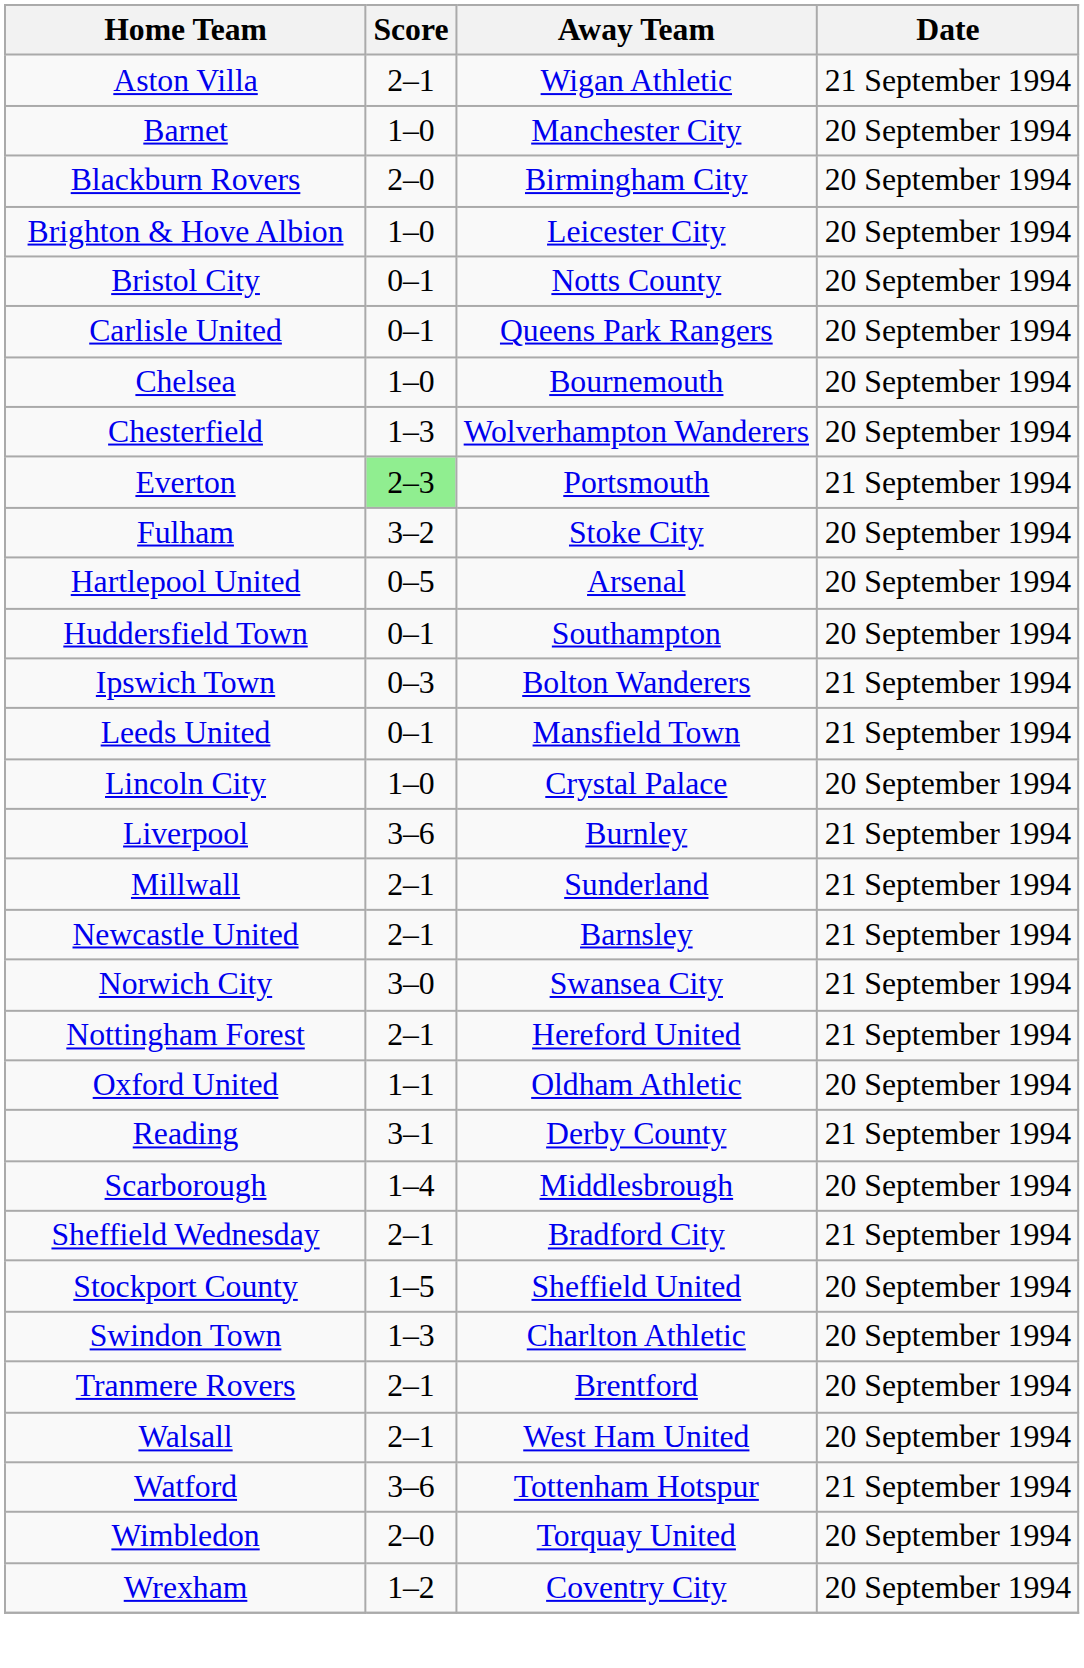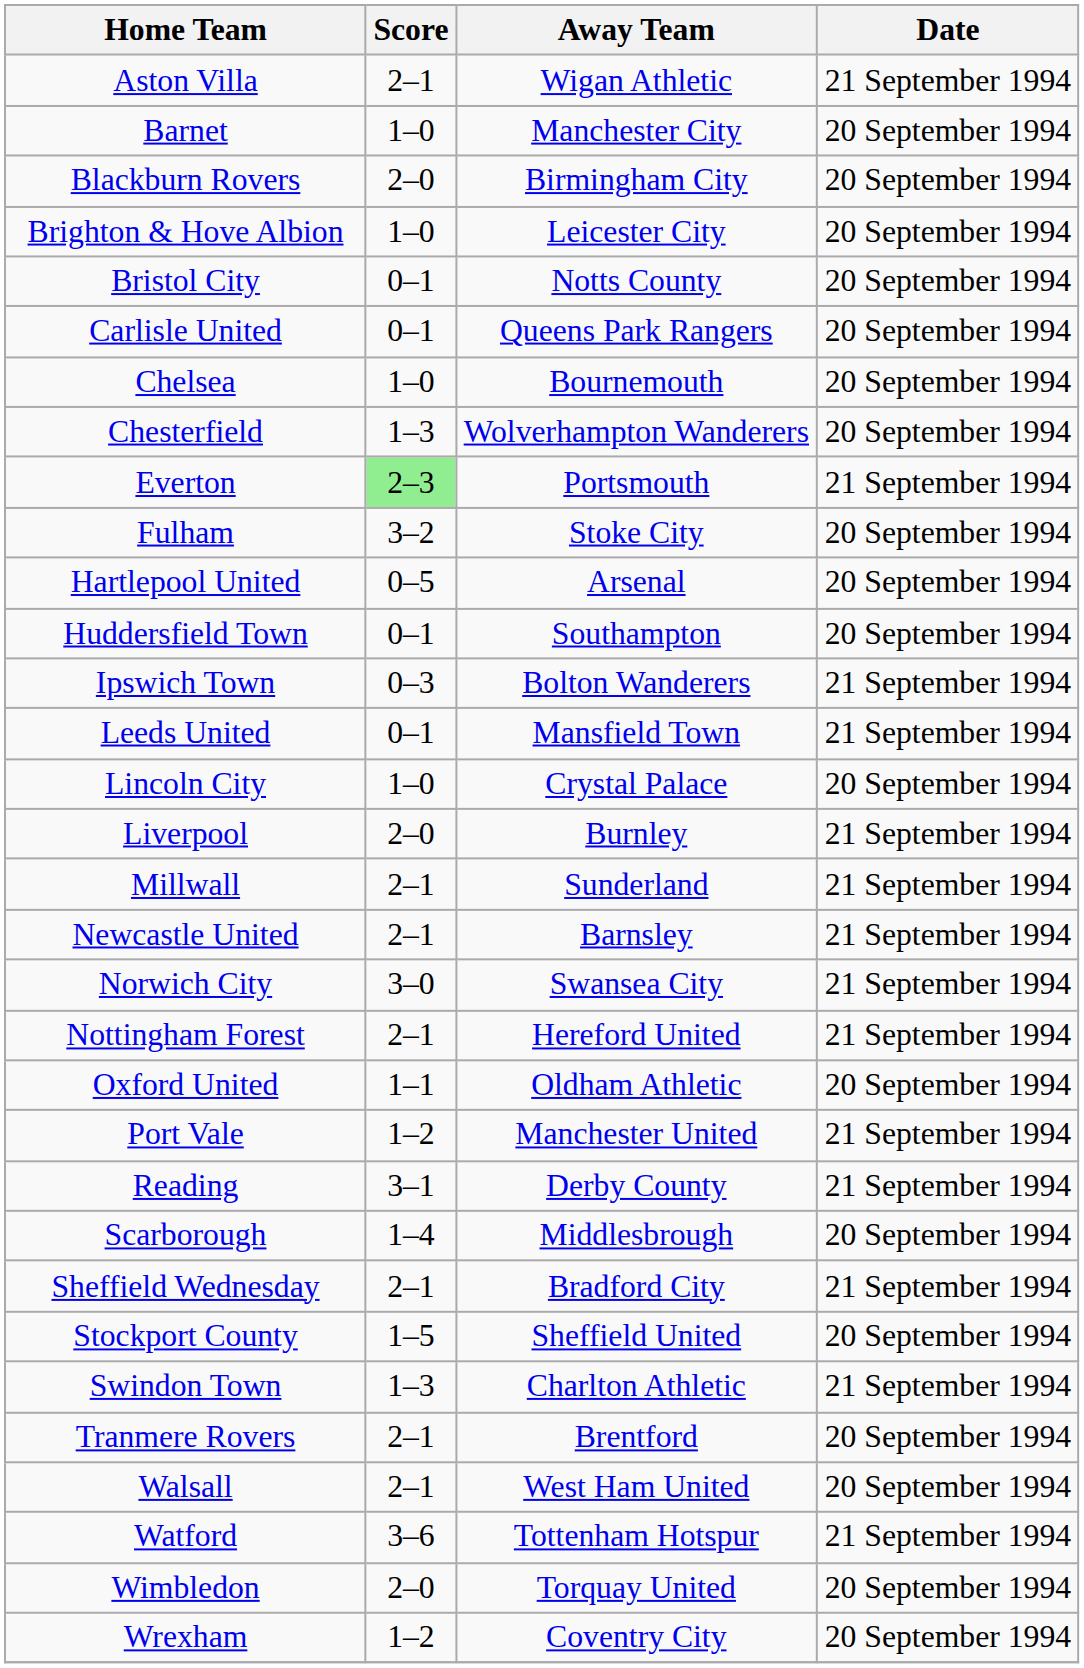(411, 833) 3–6 -> (411, 833) 2–0
+ row: (186, 1134)
(948, 1335) 20 September 1994 -> (948, 1386) 21 September 1994
